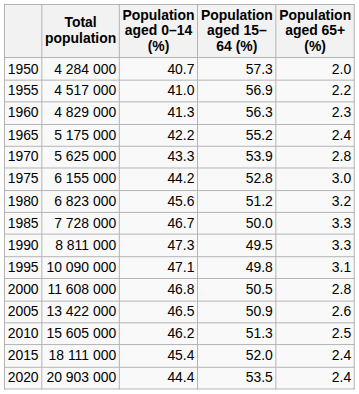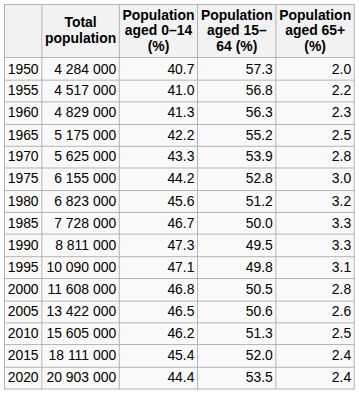(259, 91) 56.9 -> (259, 91) 56.8
(341, 135) 2.4 -> (341, 135) 2.5
(259, 311) 50.9 -> (259, 311) 50.6
